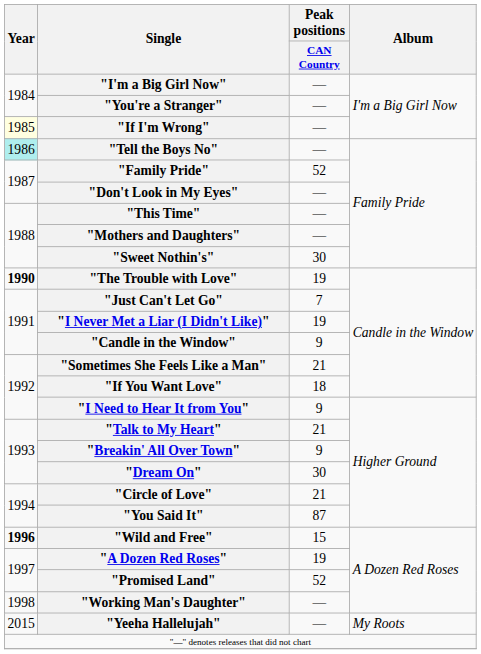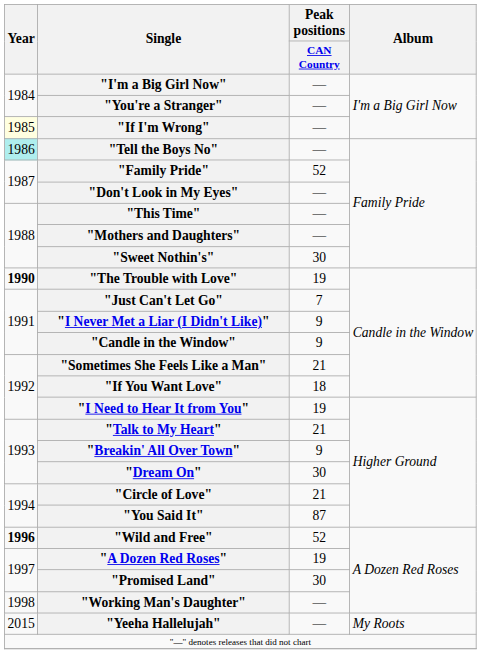(319, 321) 19 -> (319, 321) 9
(319, 408) 9 -> (319, 408) 19
(319, 537) 15 -> (319, 537) 52
(319, 580) 52 -> (319, 580) 30
